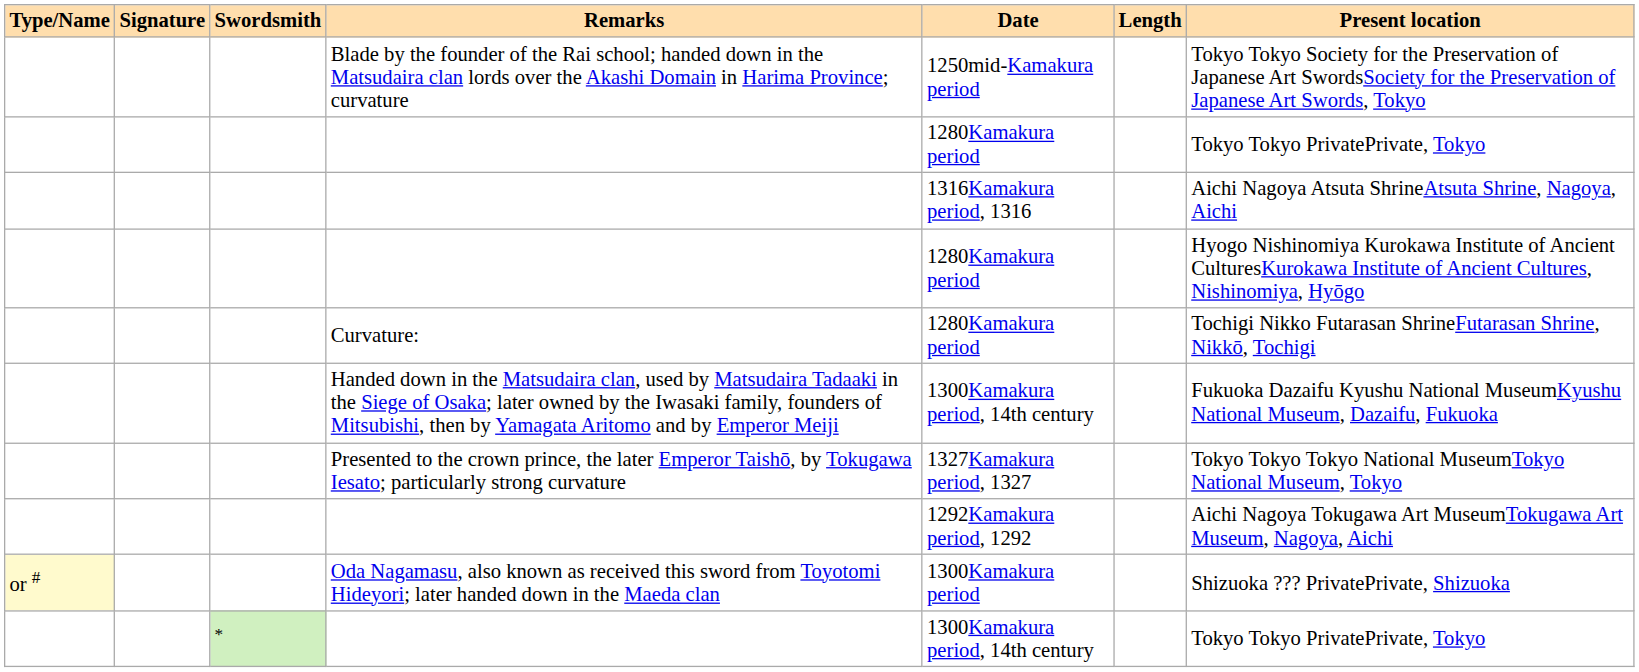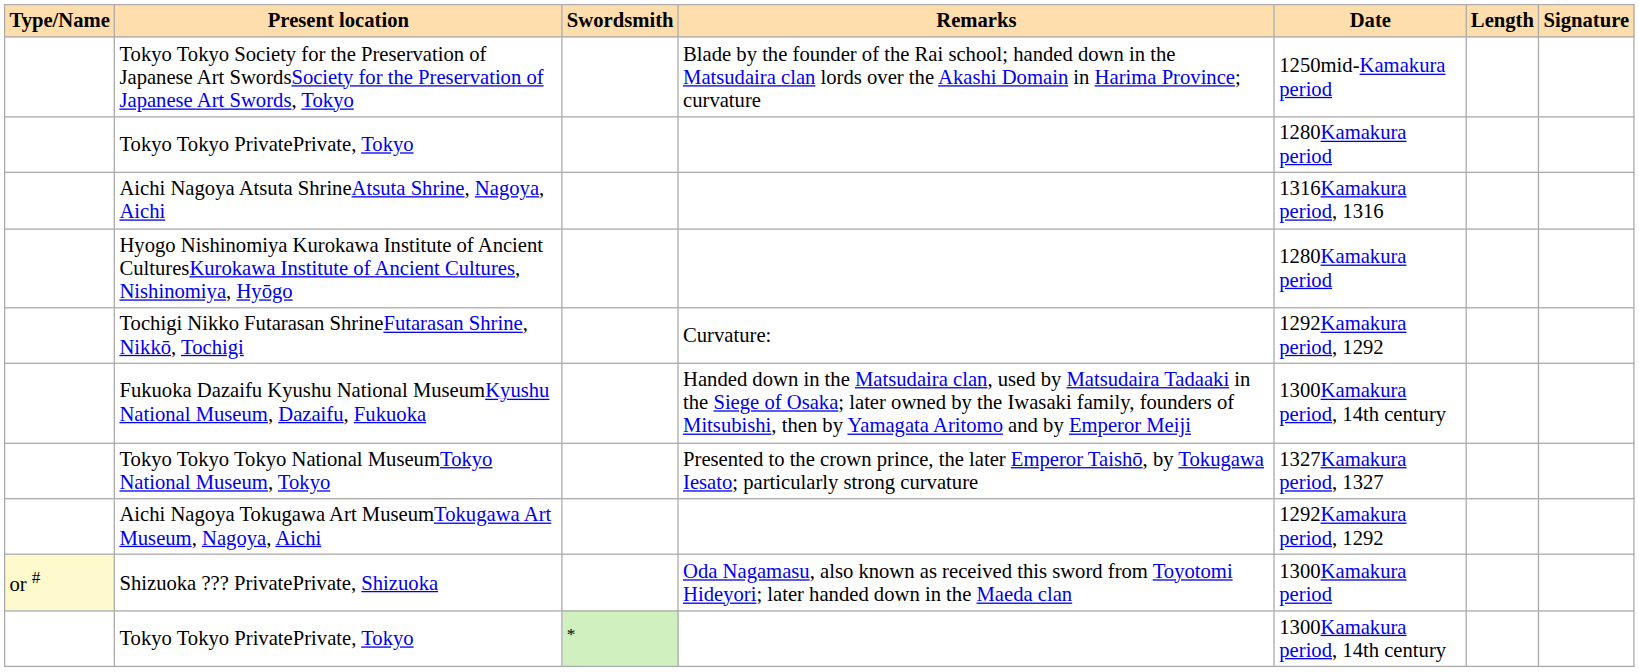columns swapped: (162, 20) <-> (1410, 20)
(991, 335) 1280Kamakura period -> (1343, 335) 1292Kamakura period, 1292
